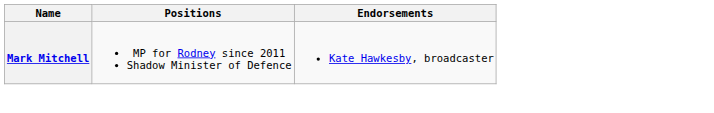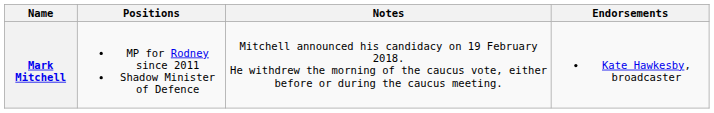+ column: (389, 13)
